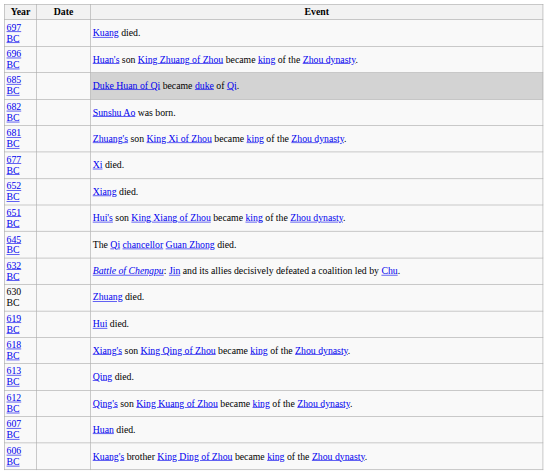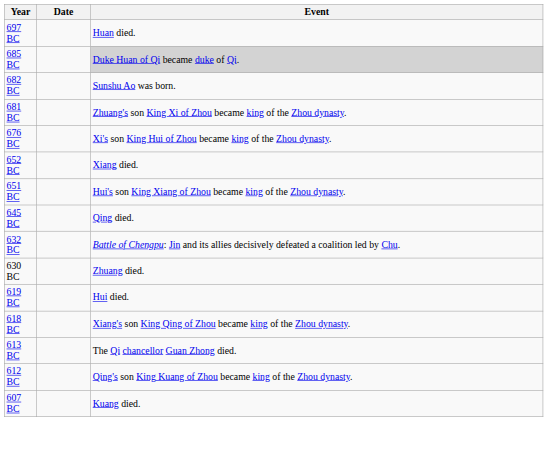(117, 33) Kuang died. -> (114, 33) Huan died.
- row: (14, 59)
- row: (14, 165)
+ row: (14, 139)
(165, 244) The Qi chancellor Guan Zhong died. -> (113, 218) Qing died.
(113, 377) Qing died. -> (165, 350) The Qi chancellor Guan Zhong died.
(114, 430) Huan died. -> (117, 403) Kuang died.
- row: (14, 456)
